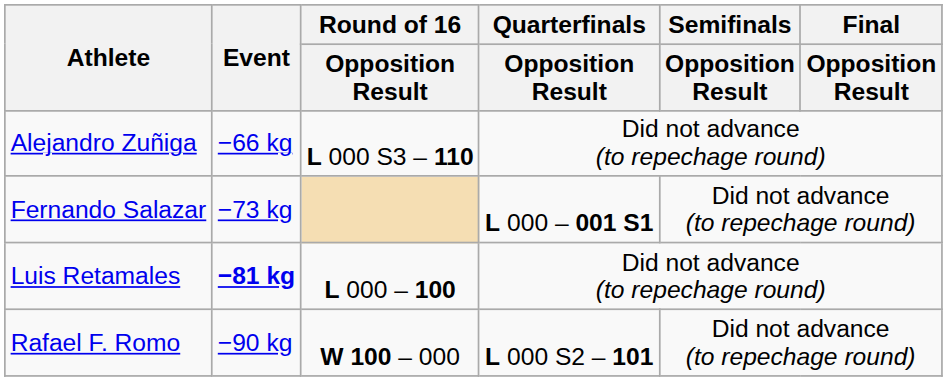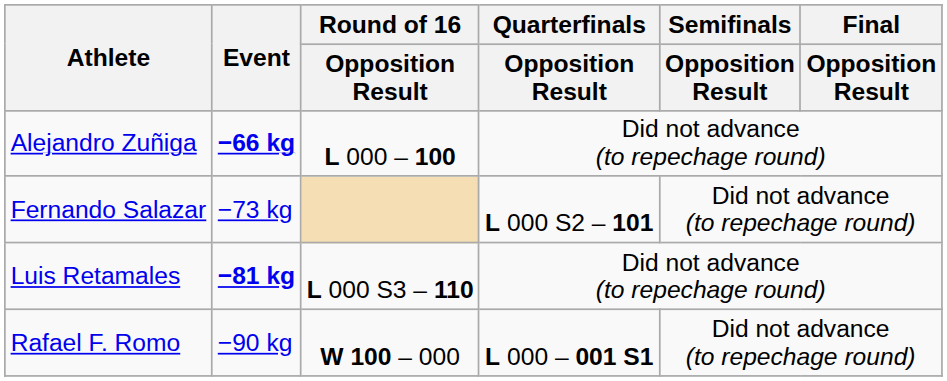(255, 144) normal -> (256, 144) bold
(390, 157) L 000 S3 – 110 -> (390, 157) L 000 – 100
(569, 223) L 000 – 001 S1 -> (569, 223) L 000 S2 – 101
(390, 290) L 000 – 100 -> (390, 290) L 000 S3 – 110
(569, 356) L 000 S2 – 101 -> (569, 356) L 000 – 001 S1
